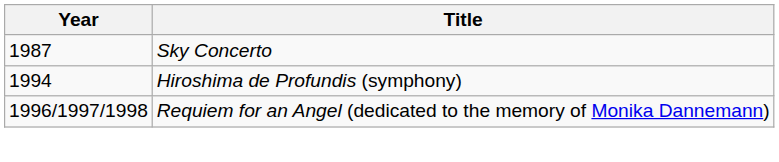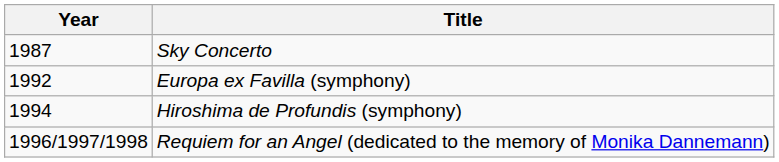+ row: (284, 80)
